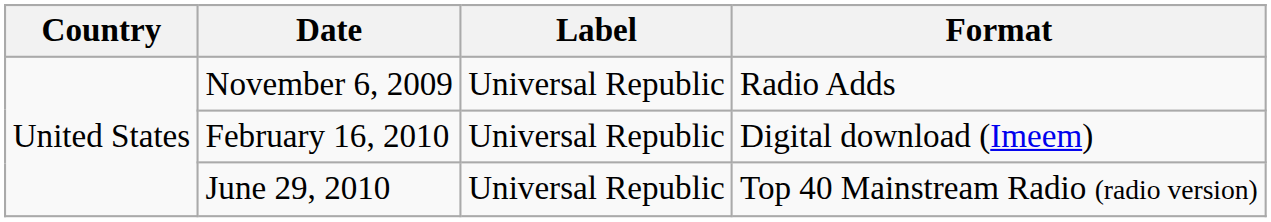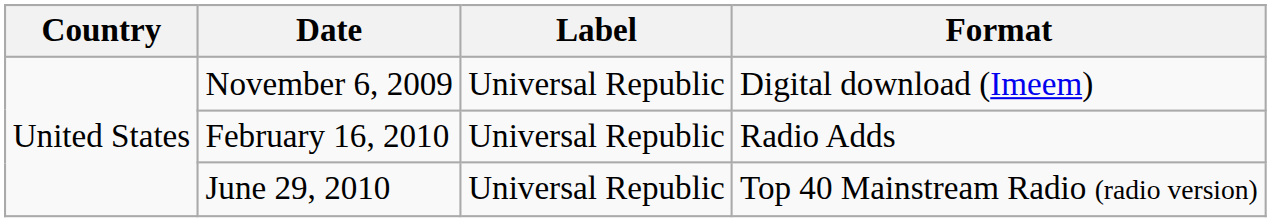(818, 83) Radio Adds -> (917, 83) Digital download (Imeem)
(917, 135) Digital download (Imeem) -> (818, 135) Radio Adds
